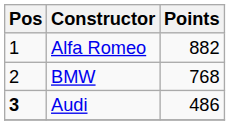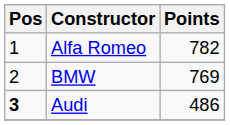(204, 47) 882 -> (204, 47) 782
(204, 76) 768 -> (204, 76) 769
